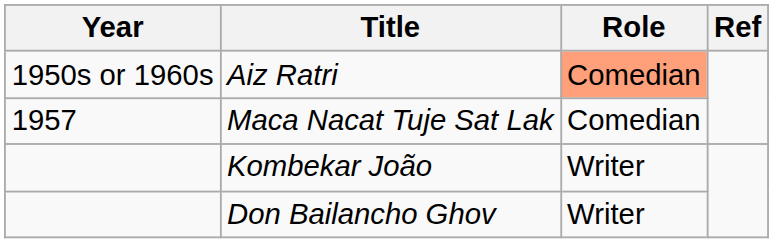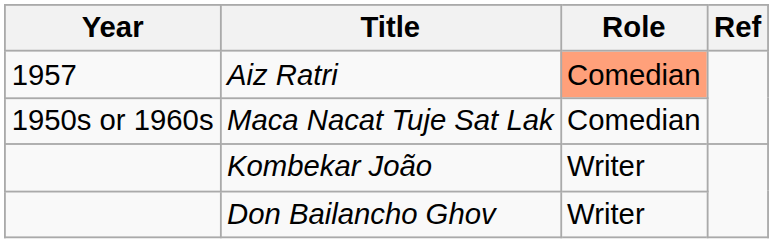(113, 74) 1950s or 1960s -> (44, 74) 1957
(44, 120) 1957 -> (113, 120) 1950s or 1960s
